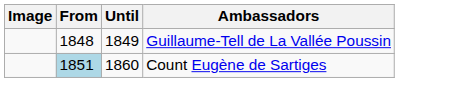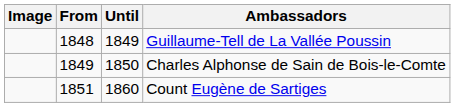+ row: (296, 65)
(77, 65) lightblue background -> (77, 89) no background
